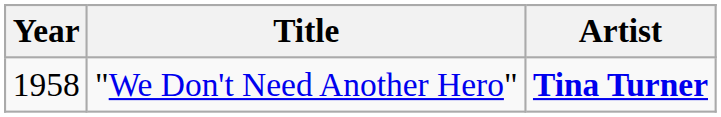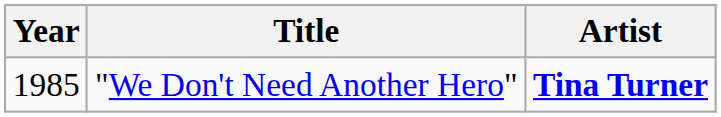(46, 84) 1958 -> (46, 84) 1985
